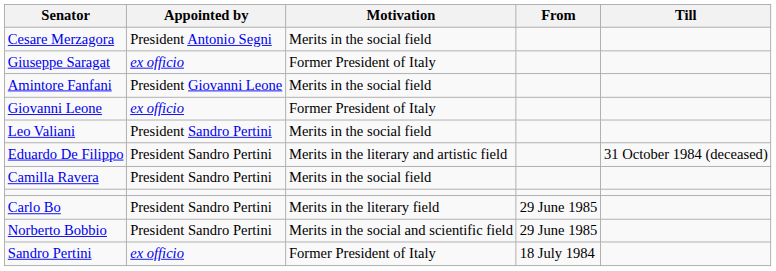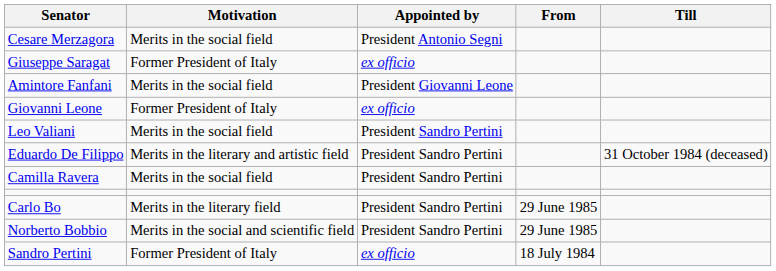columns swapped: (401, 16) <-> (206, 16)
